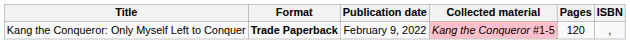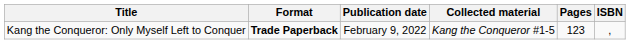(493, 30) pink background -> (493, 30) no background
(576, 30) 120 -> (576, 30) 123
